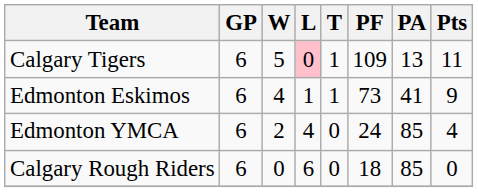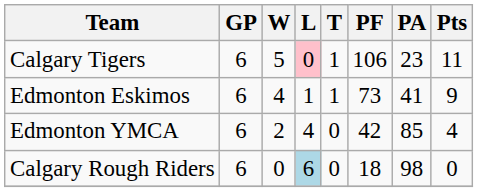(370, 58) 109 -> (370, 58) 106
(412, 58) 13 -> (412, 58) 23
(370, 131) 24 -> (370, 131) 42
(309, 167) no background -> (309, 167) lightblue background
(412, 167) 85 -> (412, 167) 98
